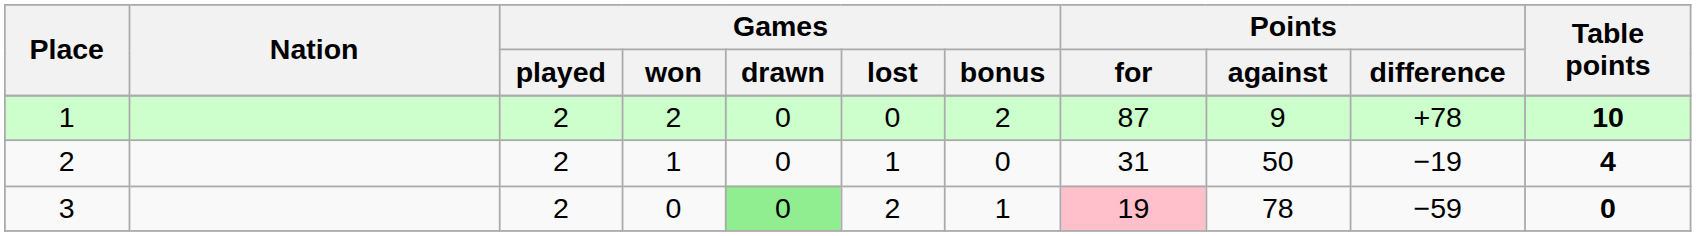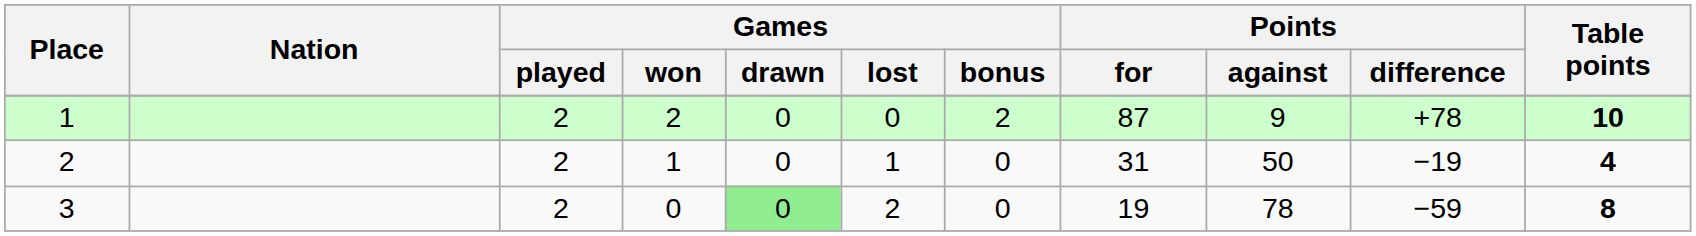(1003, 207) 1 -> (1003, 207) 0
(1133, 207) pink background -> (1133, 207) no background
(1608, 207) 0 -> (1608, 207) 8
